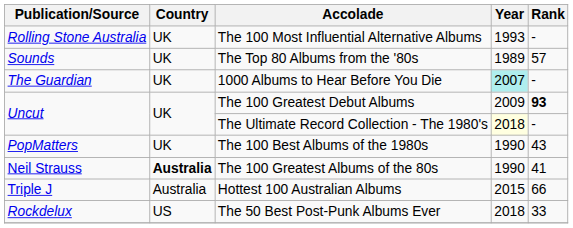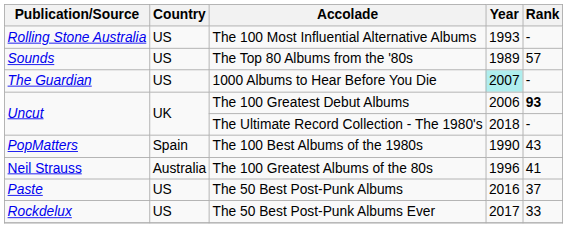(162, 37) UK -> (162, 37) US
(162, 59) UK -> (162, 59) US
(162, 80) UK -> (162, 80) US
(510, 102) 2009 -> (504, 102) 2006
(510, 124) lightyellow background -> (504, 124) no background
(162, 146) UK -> (170, 146) Spain
(182, 168) bold -> (179, 168) normal
(510, 168) 1990 -> (504, 168) 1996
- row: (310, 189)
+ row: (308, 189)
(510, 211) 2018 -> (504, 211) 2017
